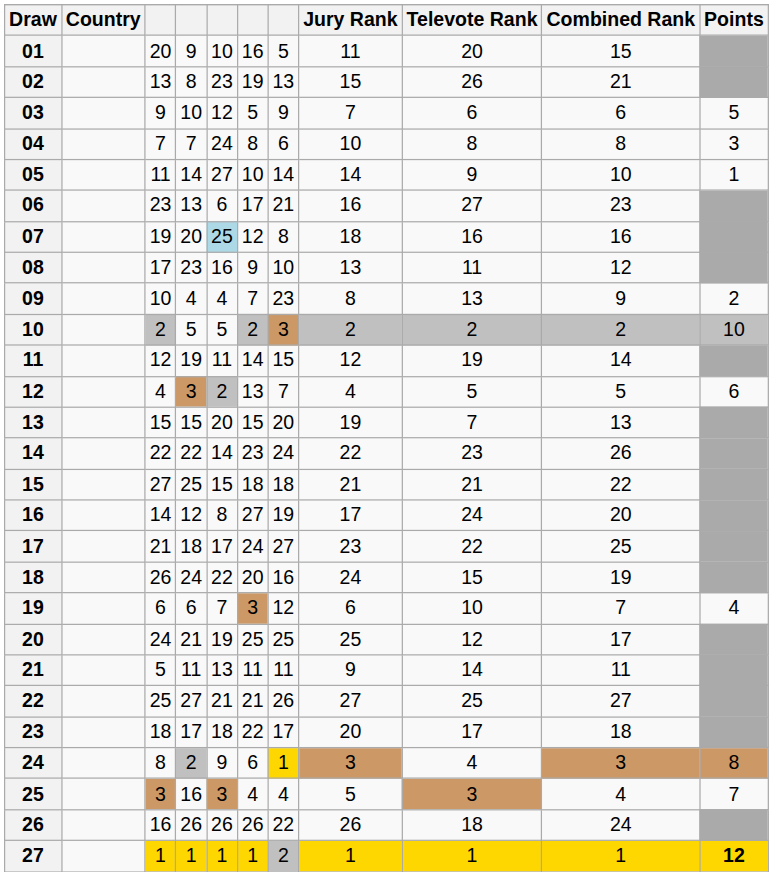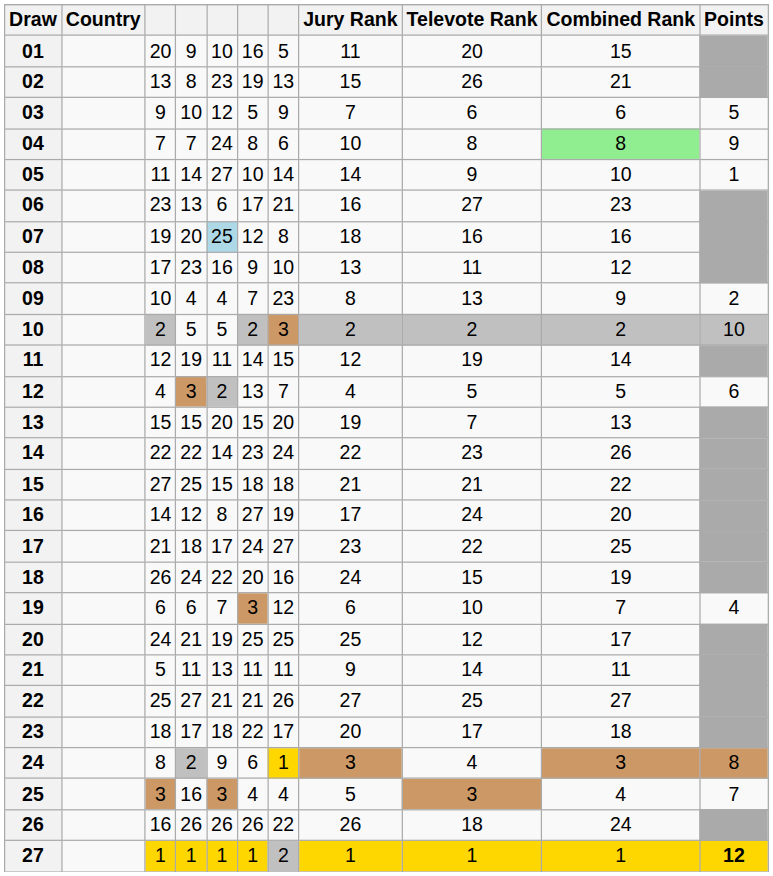(621, 143) no background -> (621, 143) lightgreen background
(734, 143) 3 -> (734, 143) 9
